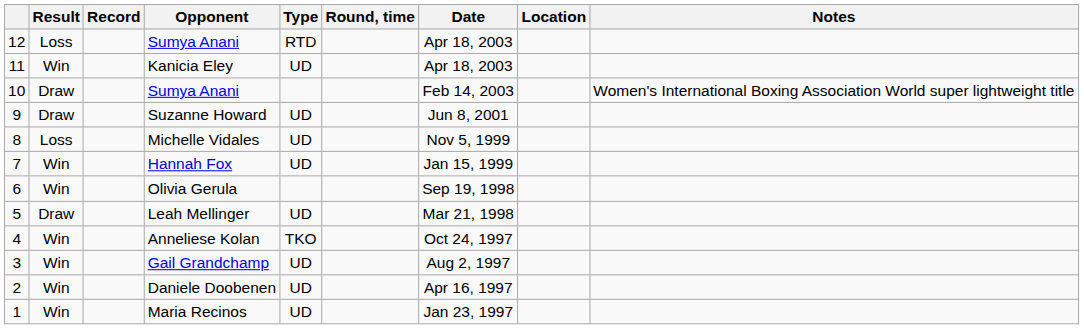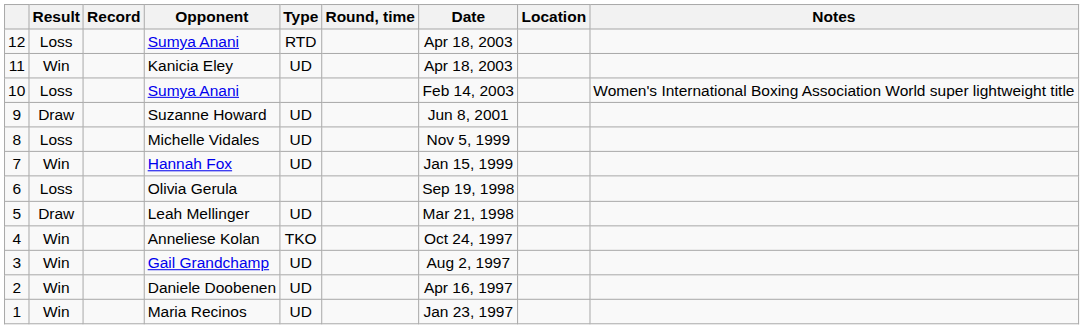(56, 91) Draw -> (56, 91) Loss
(56, 189) Win -> (56, 189) Loss
